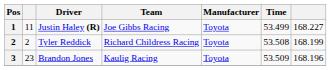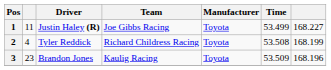(27, 42) 2 -> (27, 42) 4
